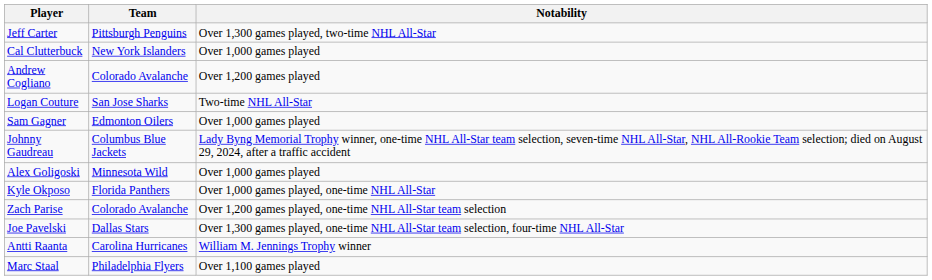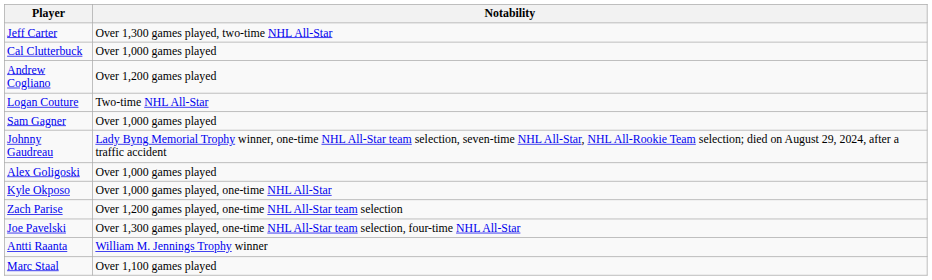- column: (143, 13)
